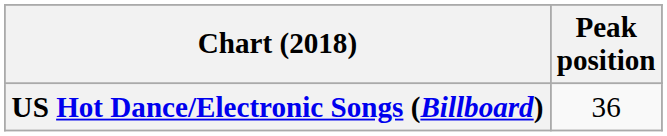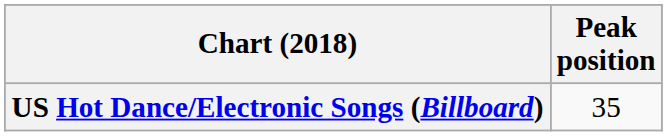(606, 106) 36 -> (606, 106) 35
